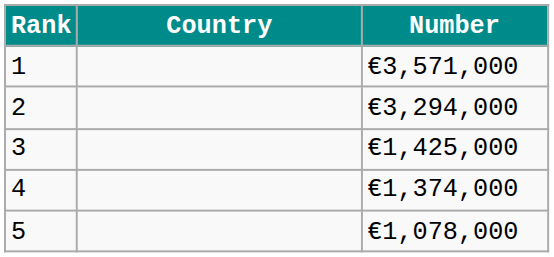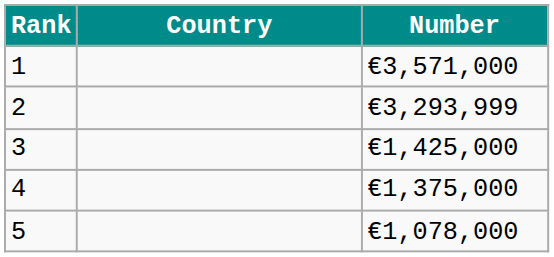(443, 108) €3,294,000 -> (443, 108) €3,293,999
(443, 190) €1,374,000 -> (443, 190) €1,375,000
